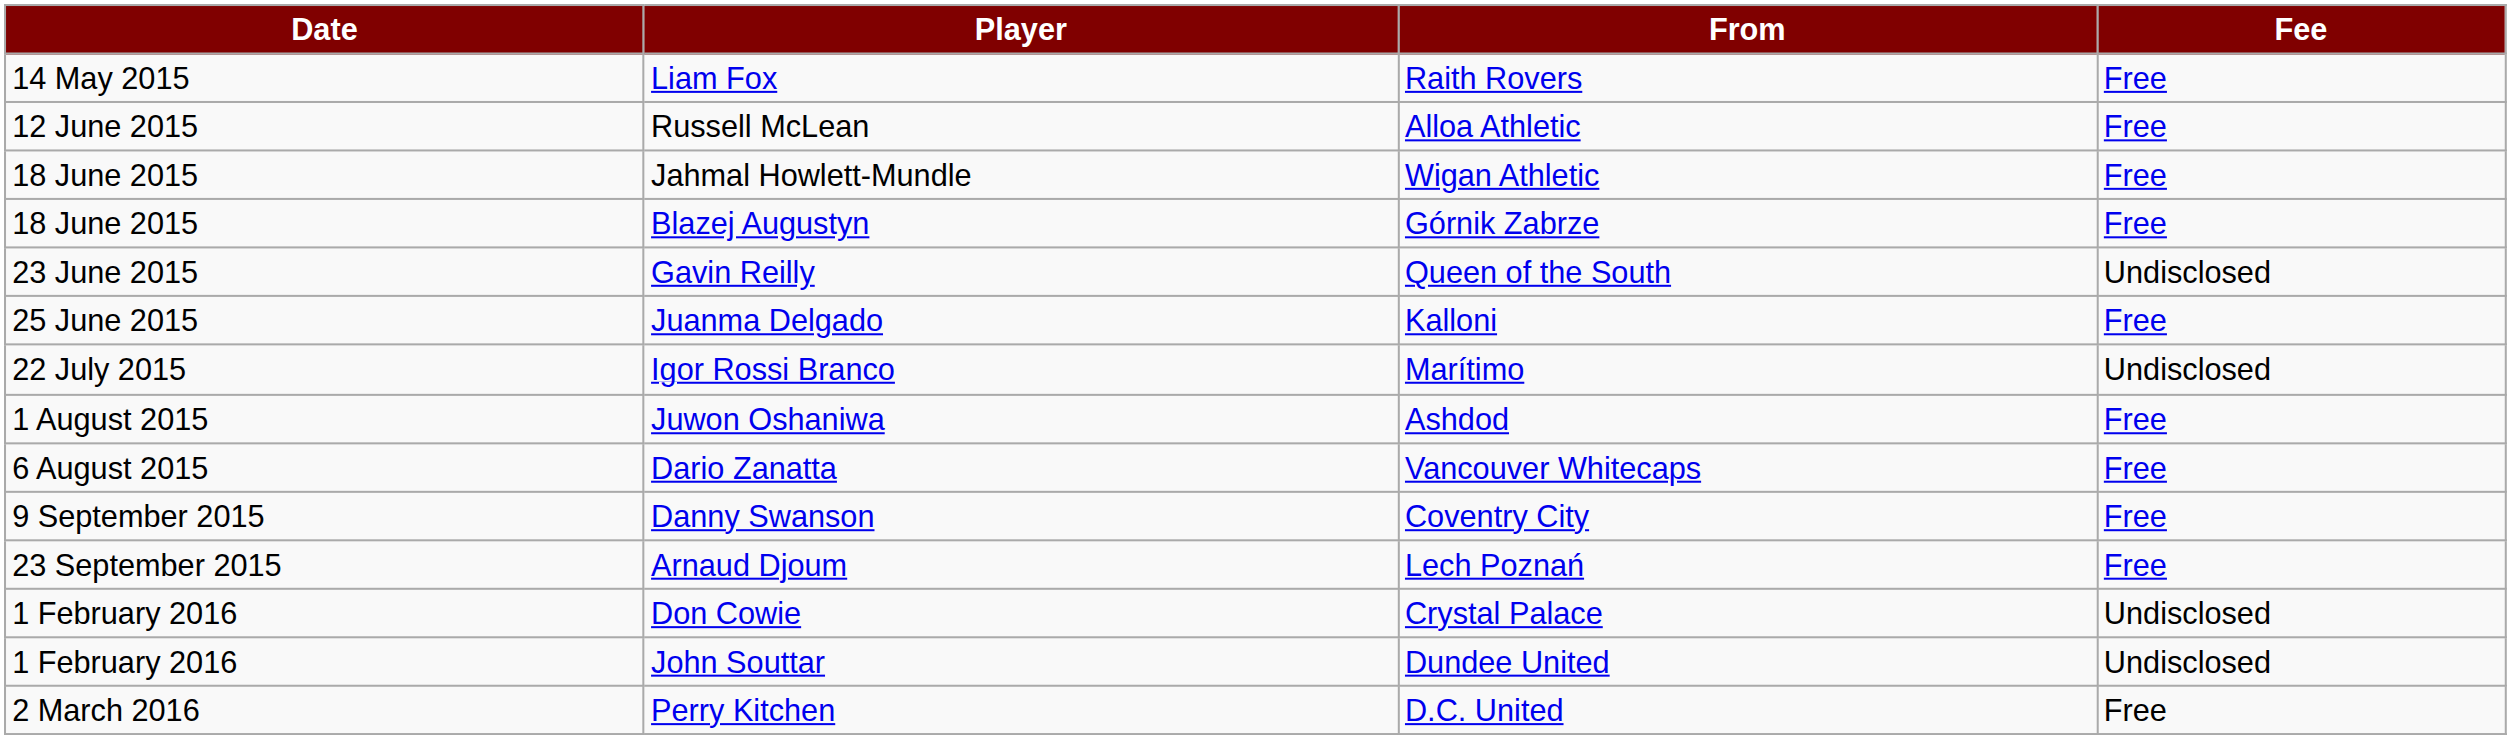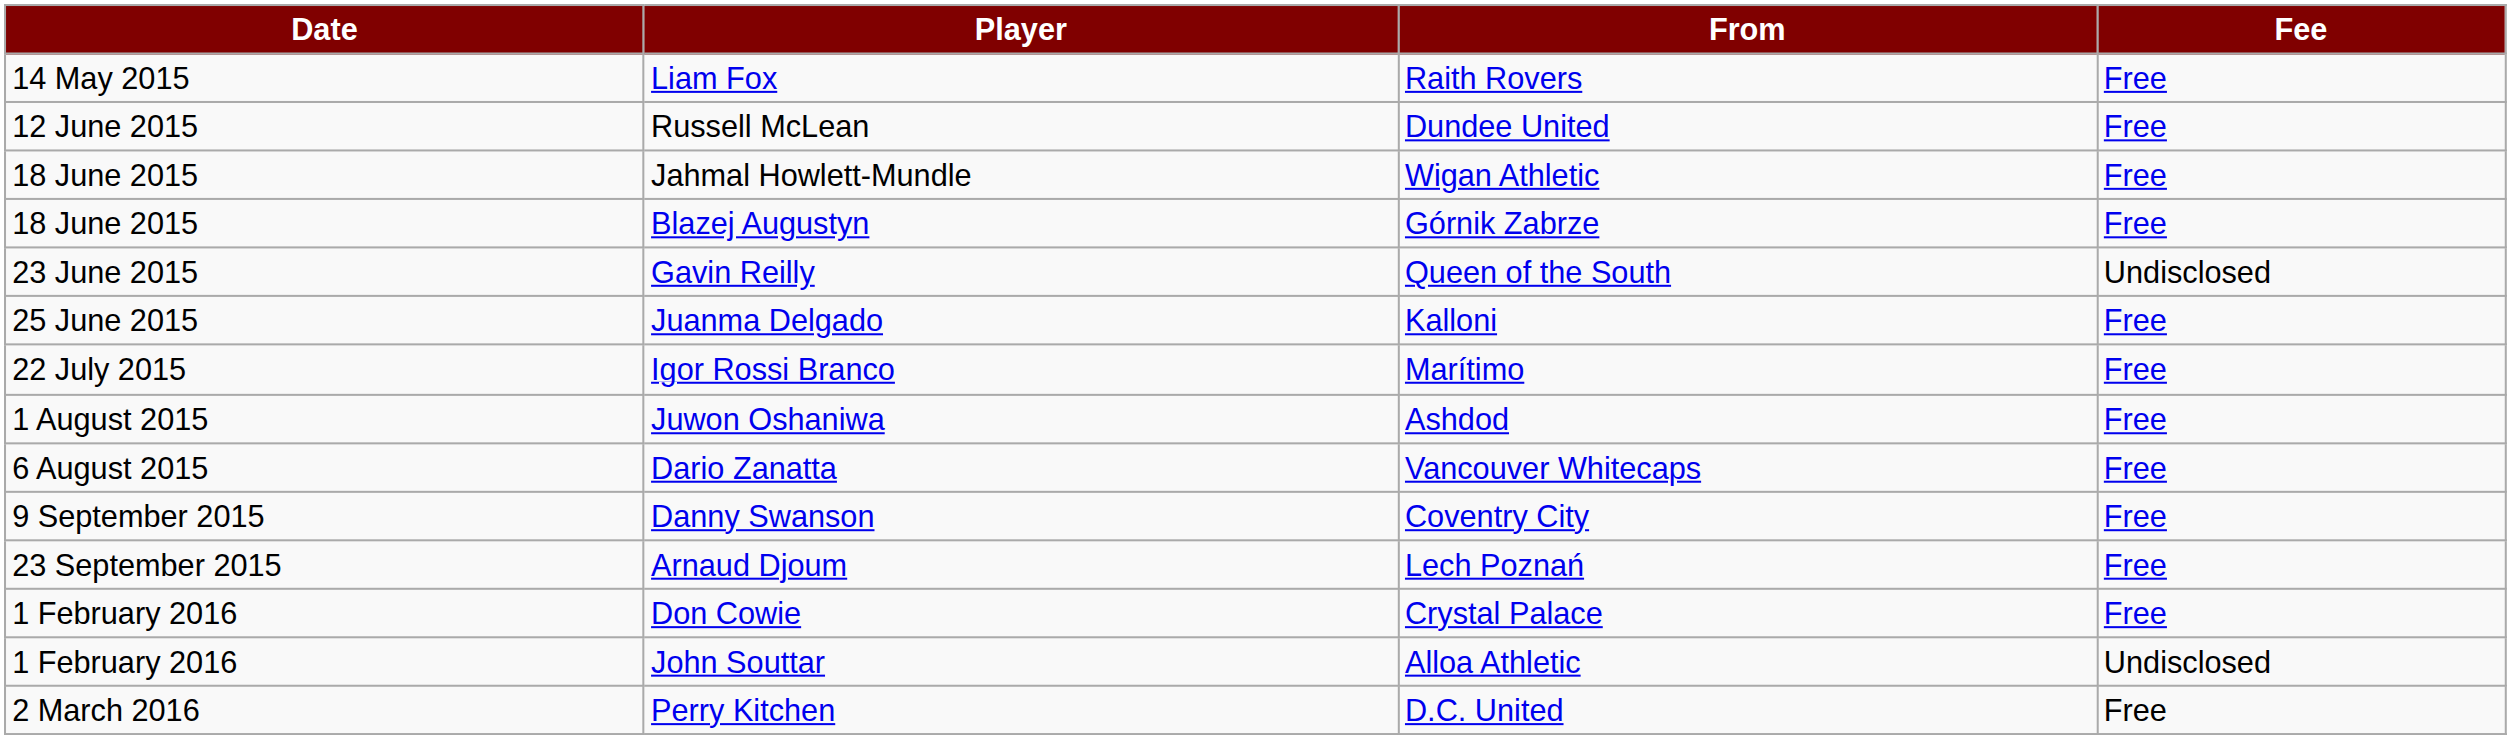(1493, 127) Alloa Athletic -> (1507, 127) Dundee United
(2187, 370) Undisclosed -> (2135, 370) Free
(2187, 613) Undisclosed -> (2135, 613) Free
(1507, 661) Dundee United -> (1493, 661) Alloa Athletic
